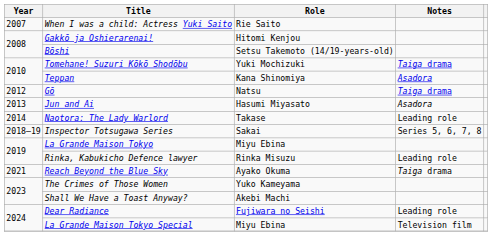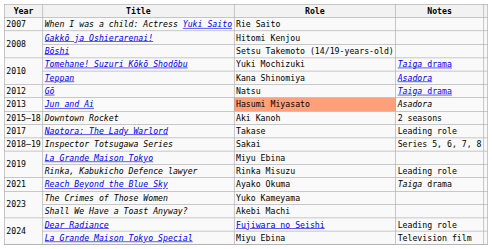(273, 104) no background -> (273, 104) lightsalmon background
+ row: (82, 118)
(16, 118) 2014 -> (16, 131) 2017
